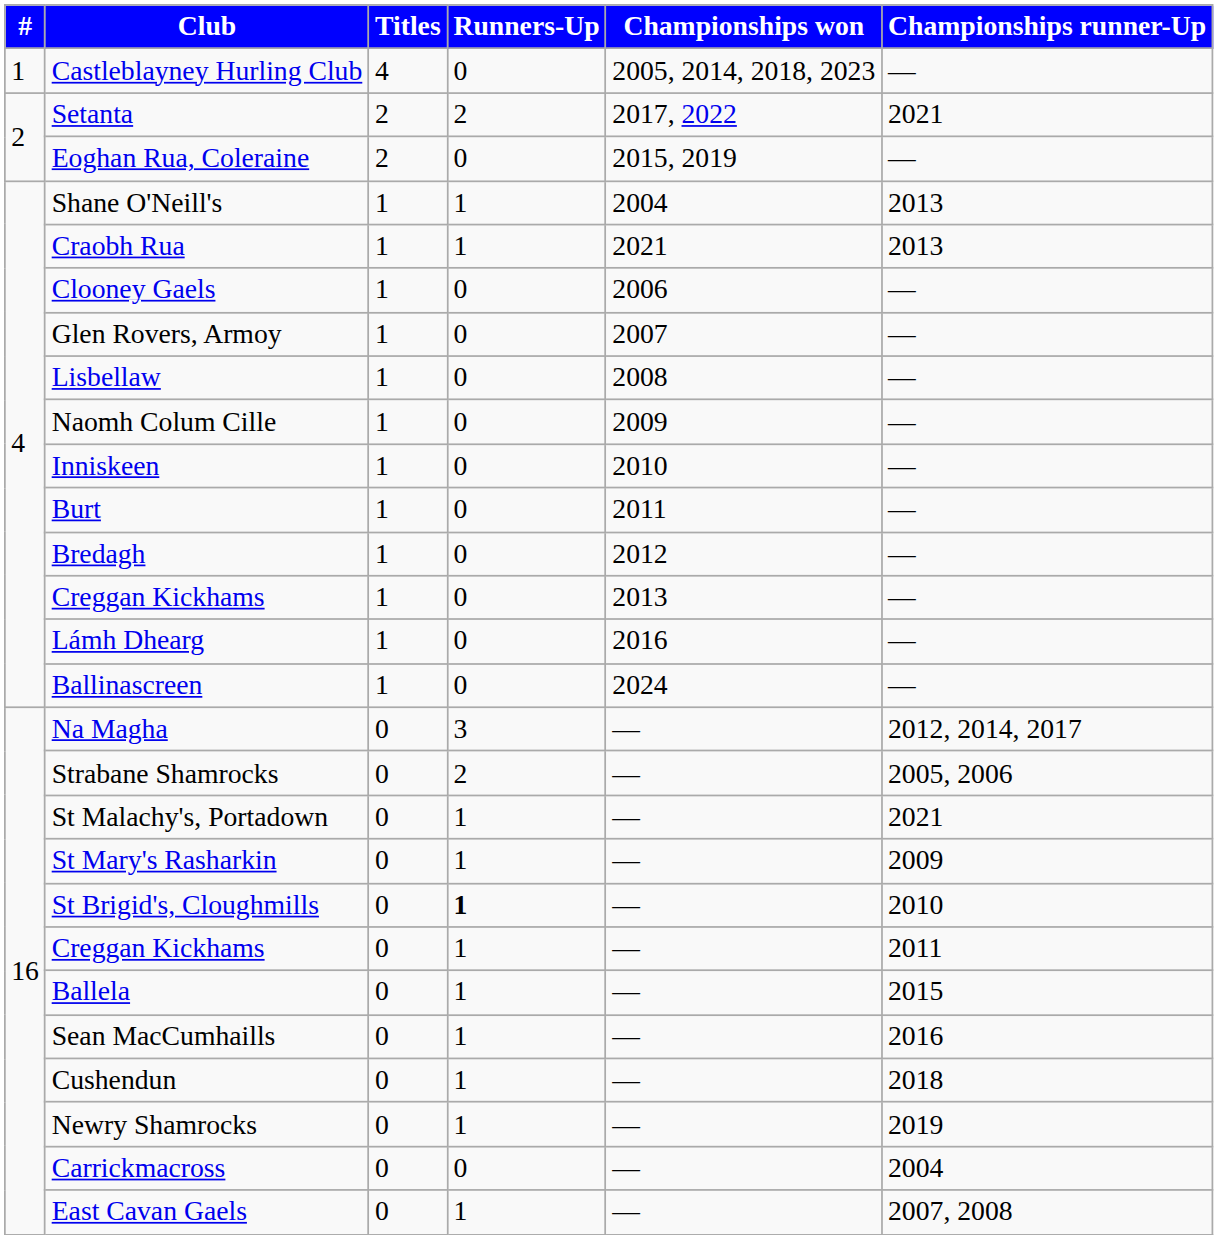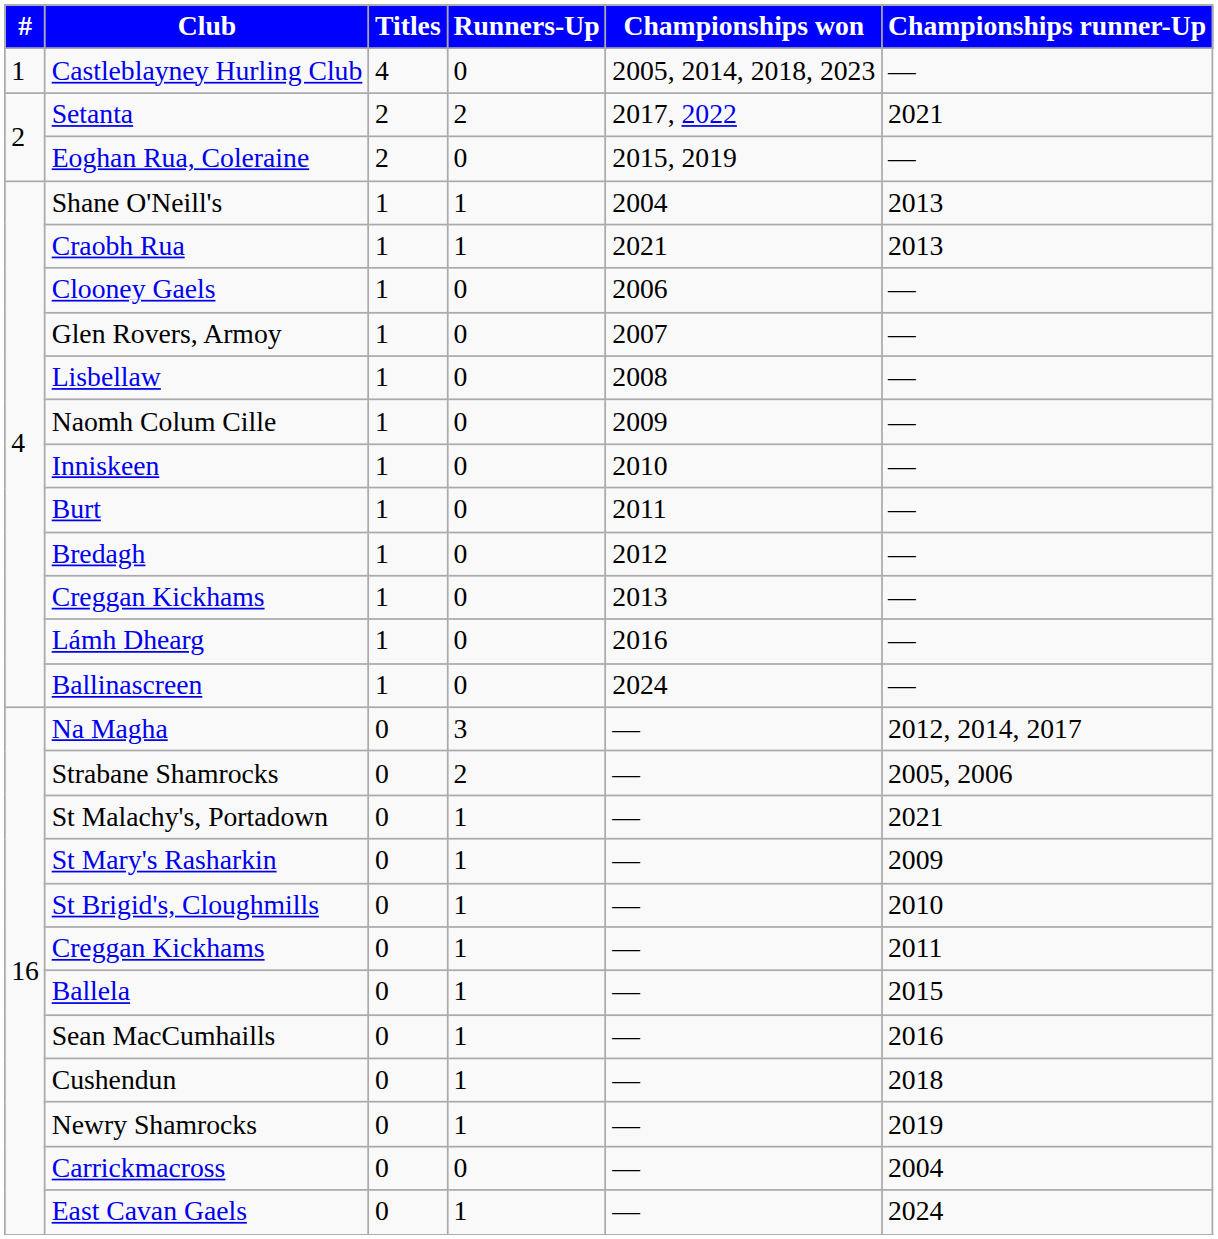(460, 904) bold -> (460, 904) normal
(950, 1211) 2007, 2008 -> (916, 1211) 2024
